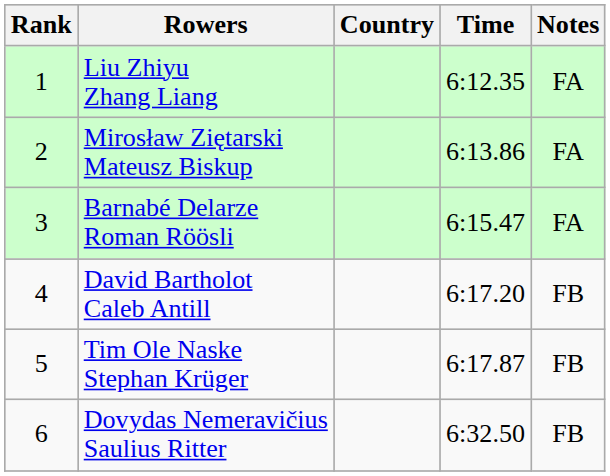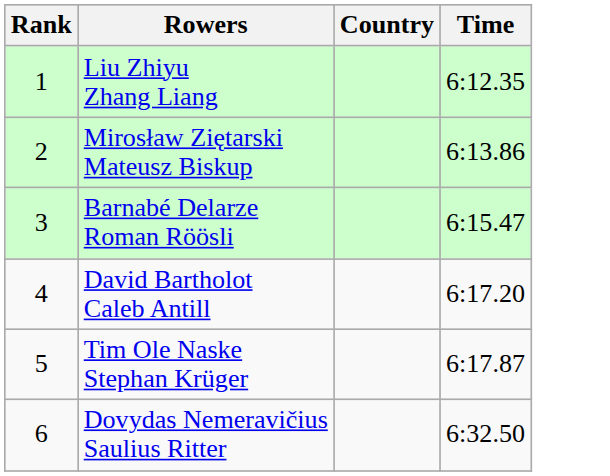- column: (568, 25)
